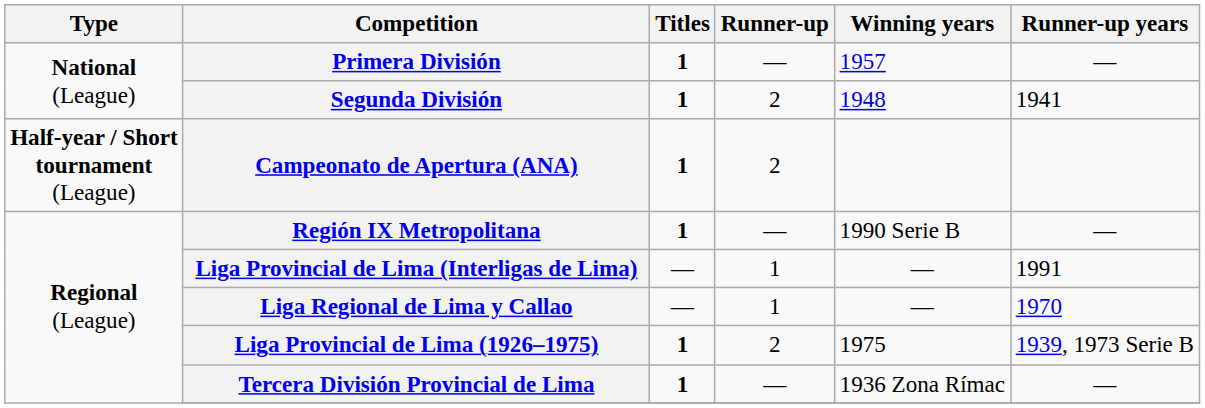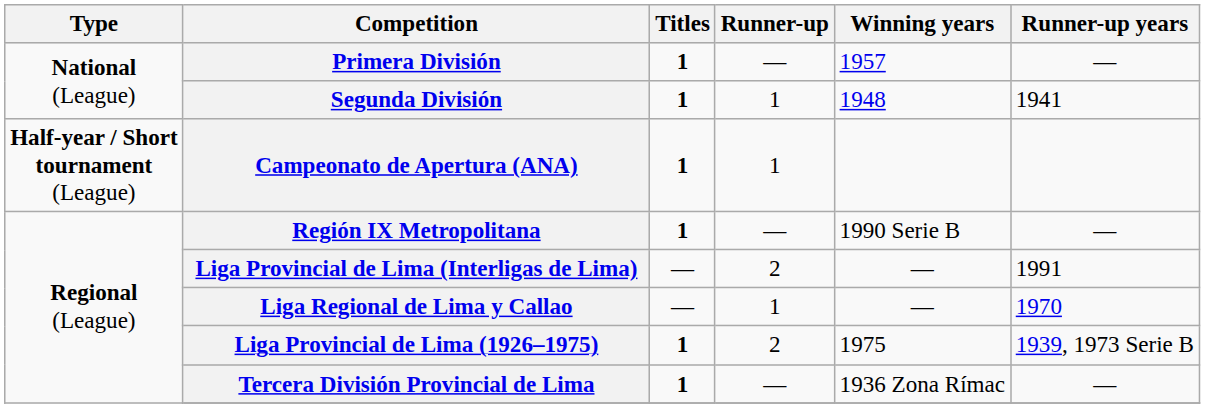(775, 99) 2 -> (775, 99) 1
(775, 165) 2 -> (775, 165) 1
(775, 268) 1 -> (775, 268) 2
